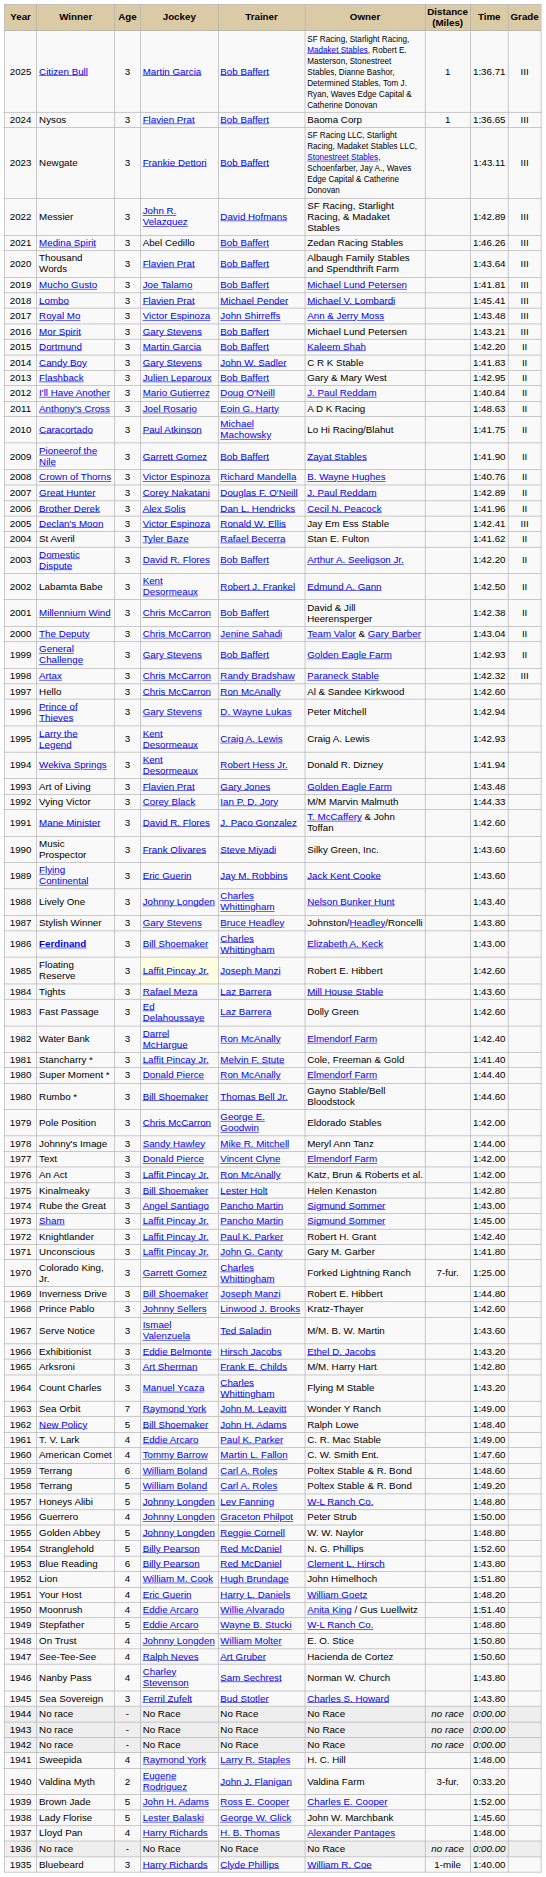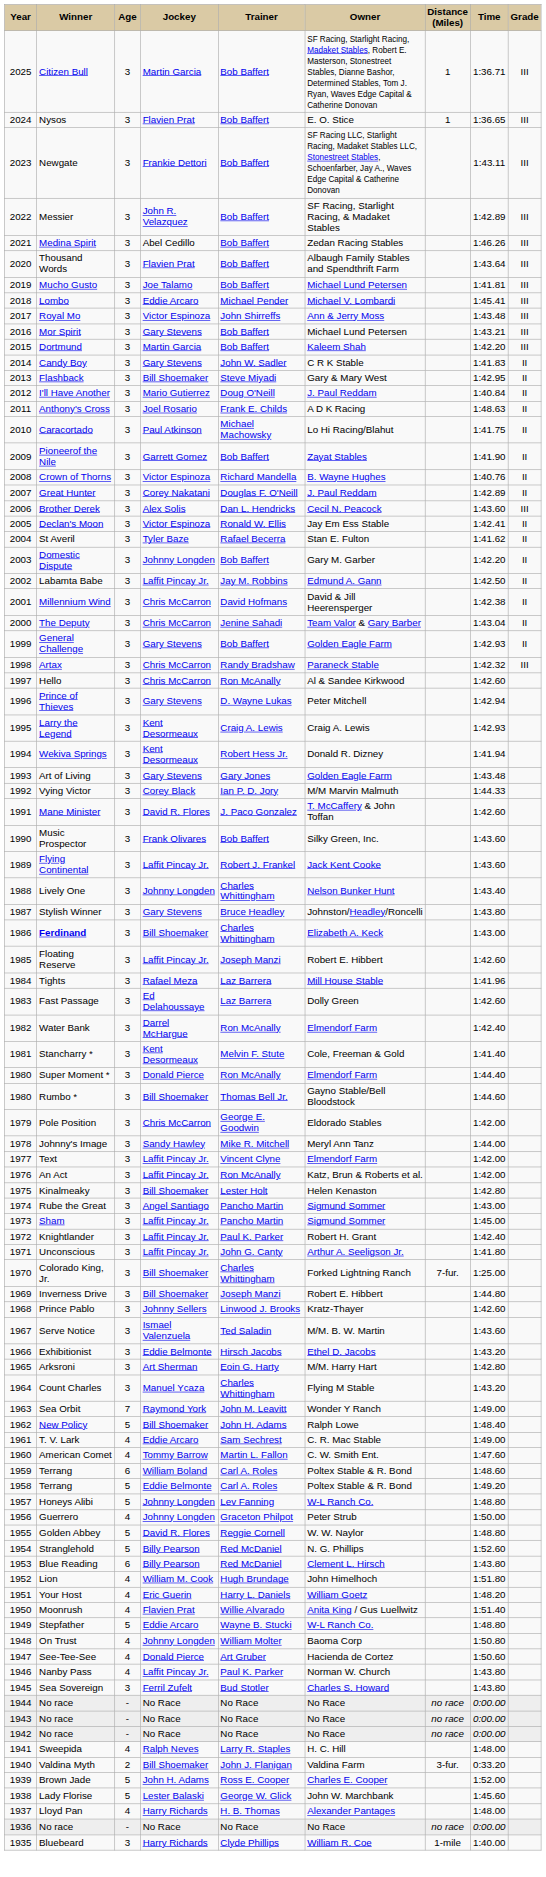(335, 120) Baoma Corp -> (331, 120) E. O. Stice
(254, 216) David Hofmans -> (245, 216) Bob Baffert
(169, 300) Flavien Prat -> (171, 300) Eddie Arcaro
(525, 347) II -> (525, 347) III
(177, 378) Julien Leparoux -> (175, 378) Bill Shoemaker
(245, 378) Bob Baffert -> (248, 378) Steve Miyadi
(250, 409) Eoin G. Harty -> (254, 409) Frank E. Childs
(489, 508) 1:41.96 -> (489, 508) 1:43.60
(525, 508) II -> (525, 508) III
(525, 523) III -> (525, 523) II
(176, 560) David R. Flores -> (179, 560) Johnny Longden
(355, 560) Arthur A. Seeligson Jr. -> (341, 560) Gary M. Garber
(170, 586) Kent Desormeaux -> (176, 581) Laffit Pincay Jr.
(258, 586) Robert J. Frankel -> (254, 581) Jay M. Robbins
(245, 613) Bob Baffert -> (254, 602) David Hofmans
(169, 786) Flavien Prat -> (172, 775) Gary Stevens
(248, 849) Steve Miyadi -> (245, 838) Bob Baffert
(167, 875) Eric Guerin -> (176, 864) Laffit Pincay Jr.
(254, 875) Jay M. Robbins -> (258, 864) Robert J. Frankel
(176, 970) lightyellow background -> (176, 959) no background
(489, 991) 1:43.60 -> (489, 980) 1:41.96
(176, 1060) Laffit Pincay Jr. -> (170, 1054) Kent Desormeaux
(173, 1159) Donald Pierce -> (176, 1159) Laffit Pincay Jr.
(341, 1252) Gary M. Garber -> (355, 1252) Arthur A. Seeligson Jr.
(175, 1273) Garrett Gomez -> (175, 1273) Bill Shoemaker
(254, 1367) Frank E. Childs -> (250, 1367) Eoin G. Harty
(252, 1440) Paul K. Parker -> (251, 1440) Sam Sechrest
(175, 1486) William Boland -> (177, 1486) Eddie Belmonte
(179, 1532) Johnny Longden -> (176, 1532) David R. Flores
(171, 1610) Eddie Arcaro -> (169, 1610) Flavien Prat
(331, 1641) E. O. Stice -> (335, 1641) Baoma Corp
(171, 1656) Ralph Neves -> (173, 1656) Donald Pierce
(166, 1677) Charley Stevenson -> (176, 1672) Laffit Pincay Jr.
(251, 1677) Sam Sechrest -> (252, 1672) Paul K. Parker
(174, 1760) Raymond York -> (171, 1749) Ralph Neves
(165, 1781) Eugene Rodriguez -> (175, 1765) Bill Shoemaker
